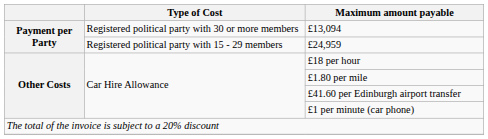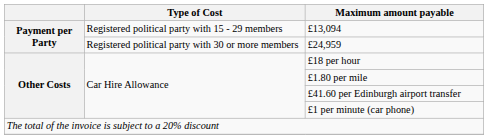(193, 28) Registered political party with 30 or more members -> (185, 28) Registered political party with 15 - 29 members
(185, 45) Registered political party with 15 - 29 members -> (193, 45) Registered political party with 30 or more members
